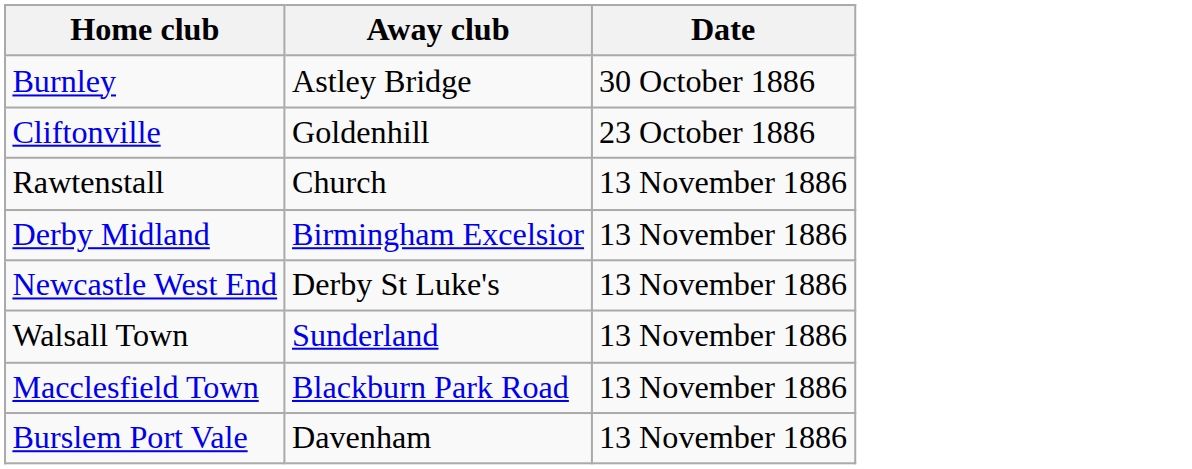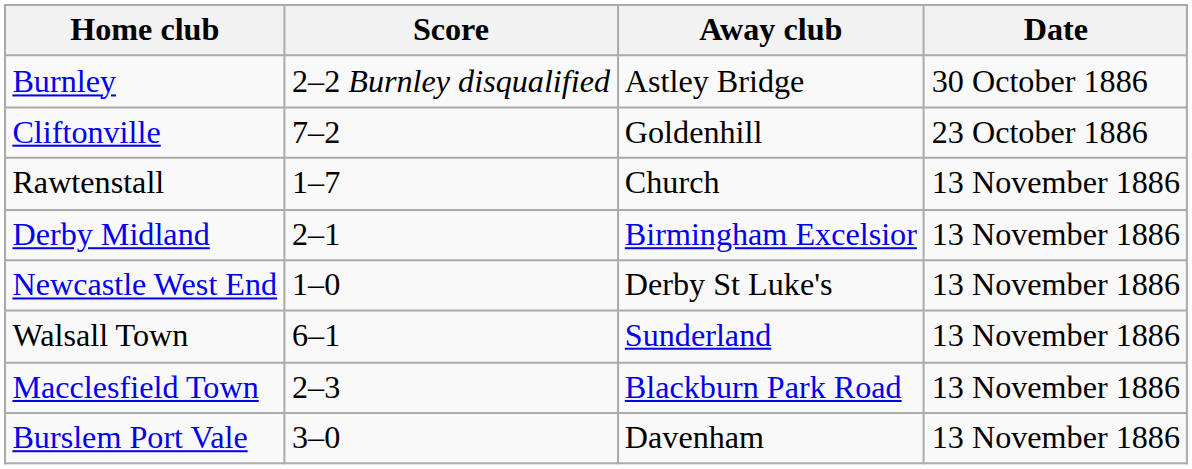+ column: (451, 30)
